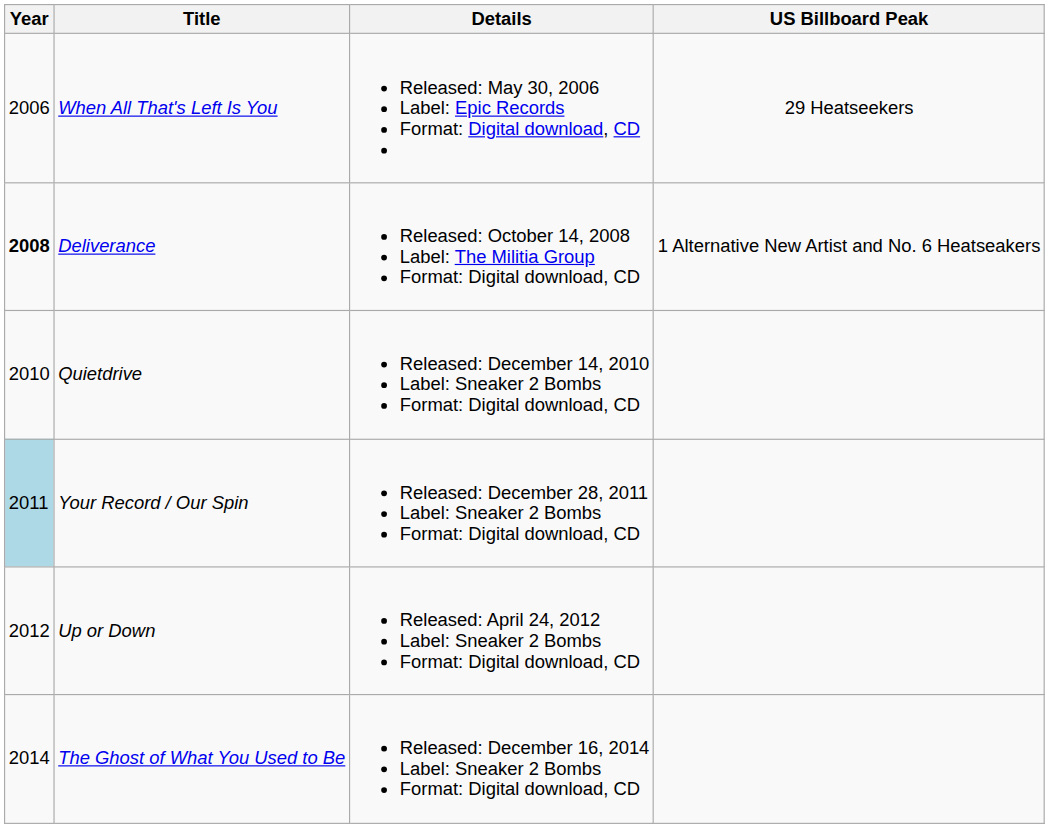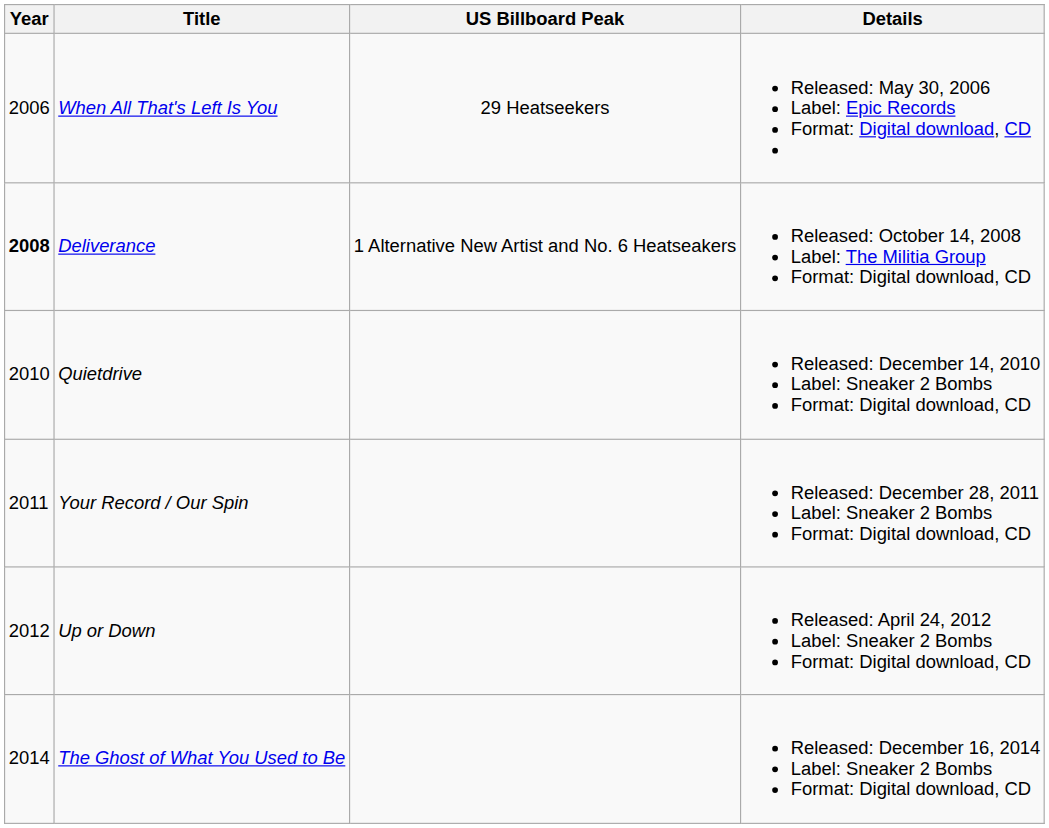columns swapped: (502, 19) <-> (849, 19)
(29, 502) lightblue background -> (29, 502) no background
